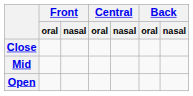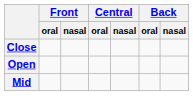rows swapped: (22, 64) <-> (22, 82)
